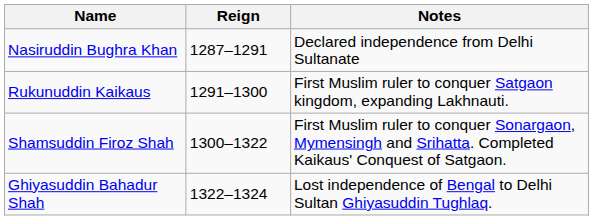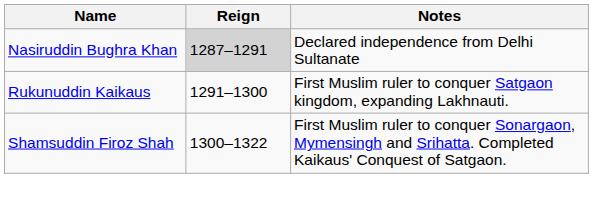(229, 50) no background -> (229, 50) lightgrey background
- row: (83, 193)
